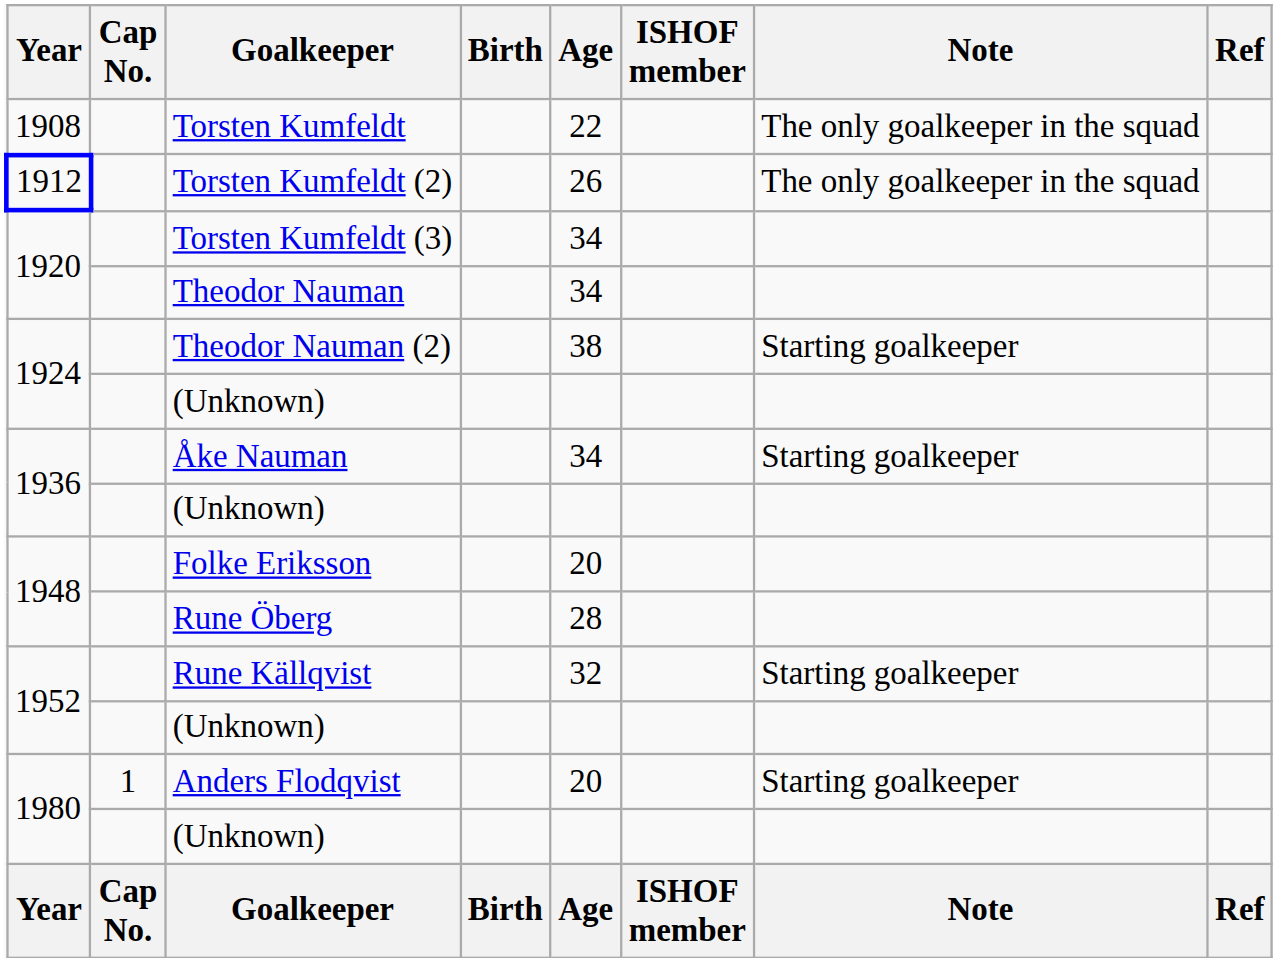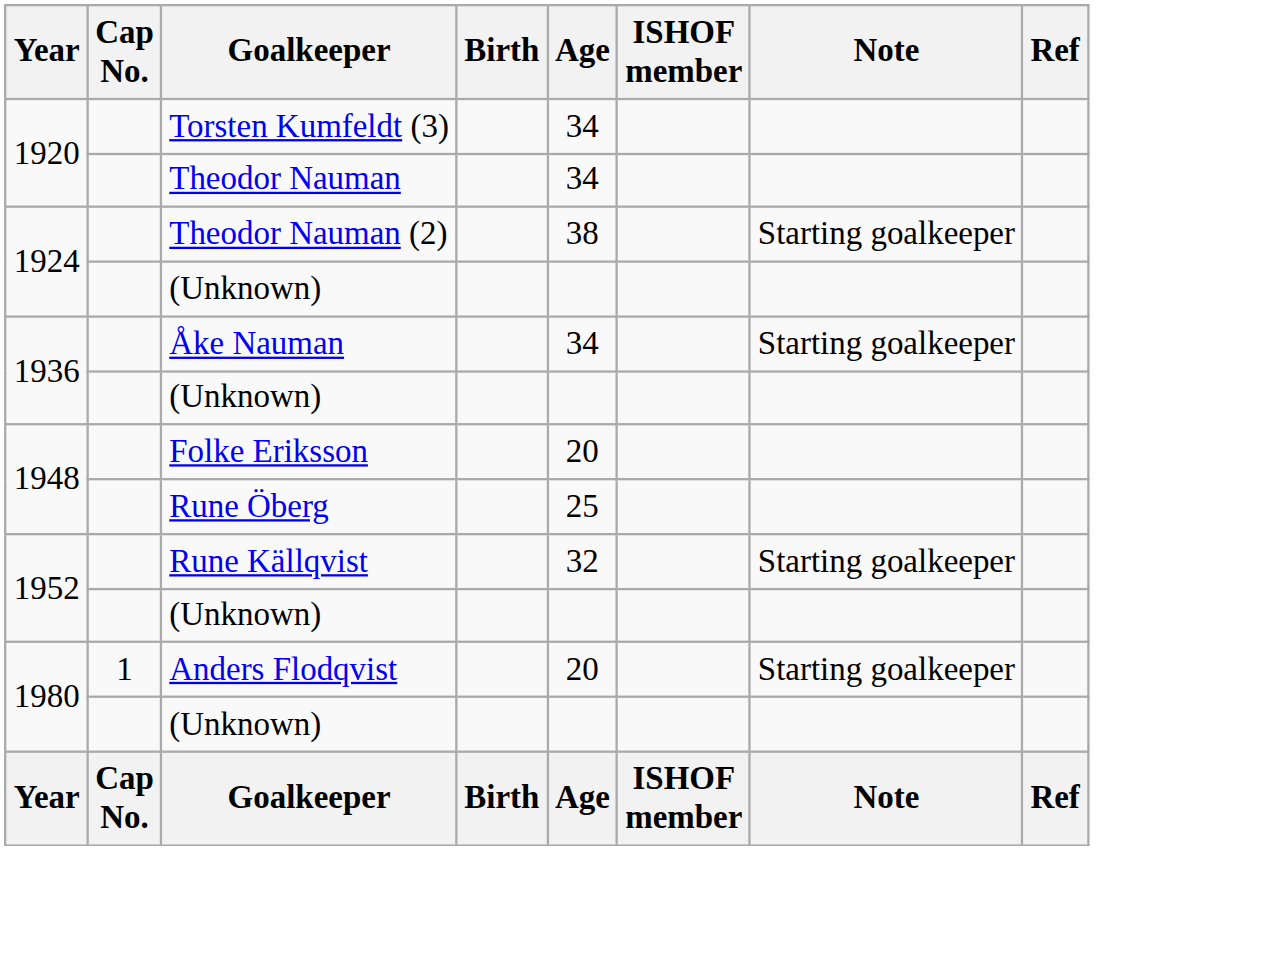- row: (48, 125)
- row: (49, 182)
(586, 618) 28 -> (582, 506) 25
